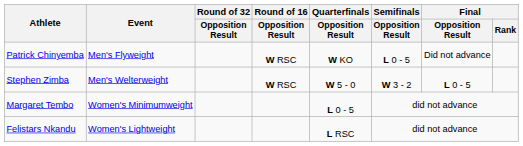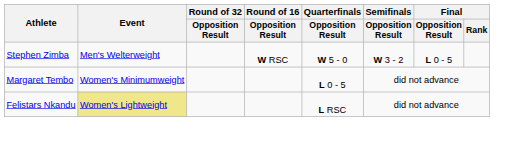- row: (45, 55)
(132, 129) no background -> (123, 105) khaki background
